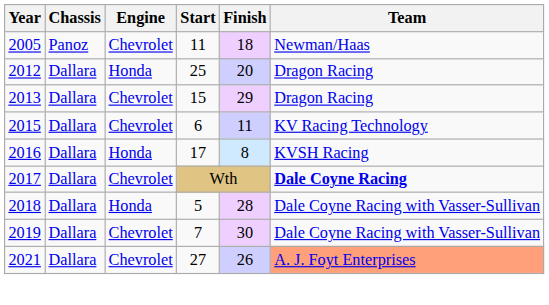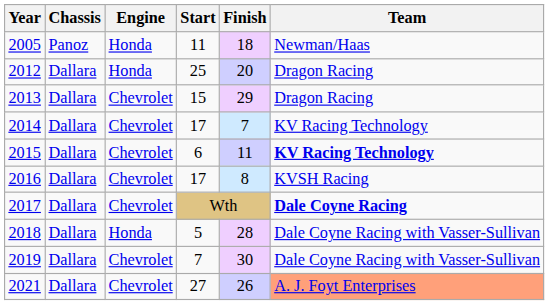(141, 45) Chevrolet -> (130, 45) Honda
+ row: (25, 125)
(351, 125) normal -> (354, 152) bold
(130, 152) Honda -> (141, 179) Chevrolet
